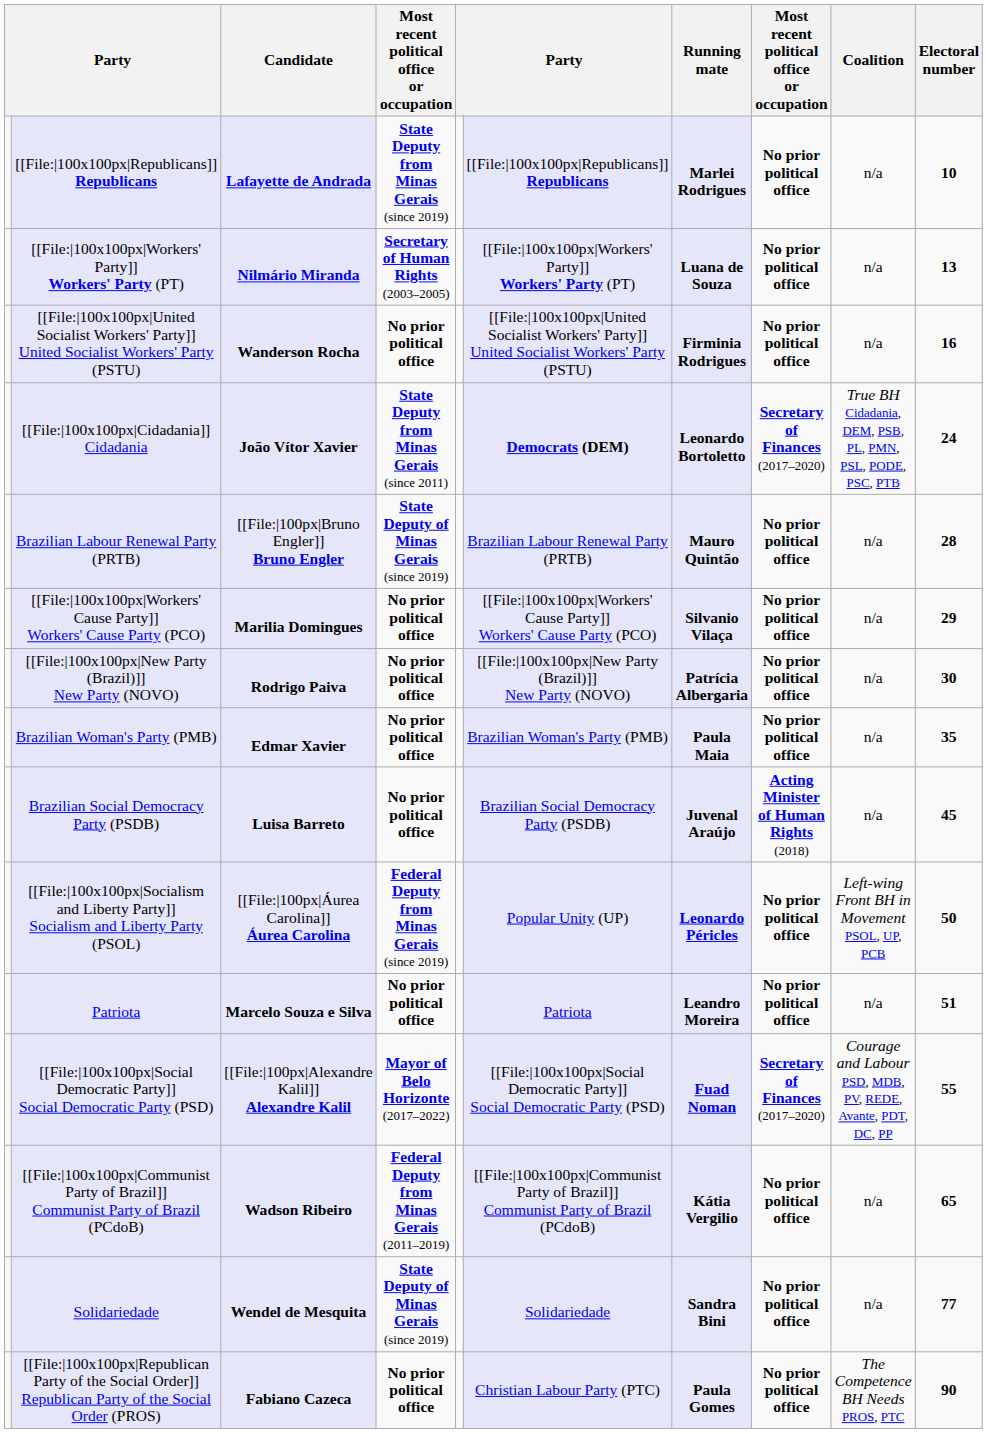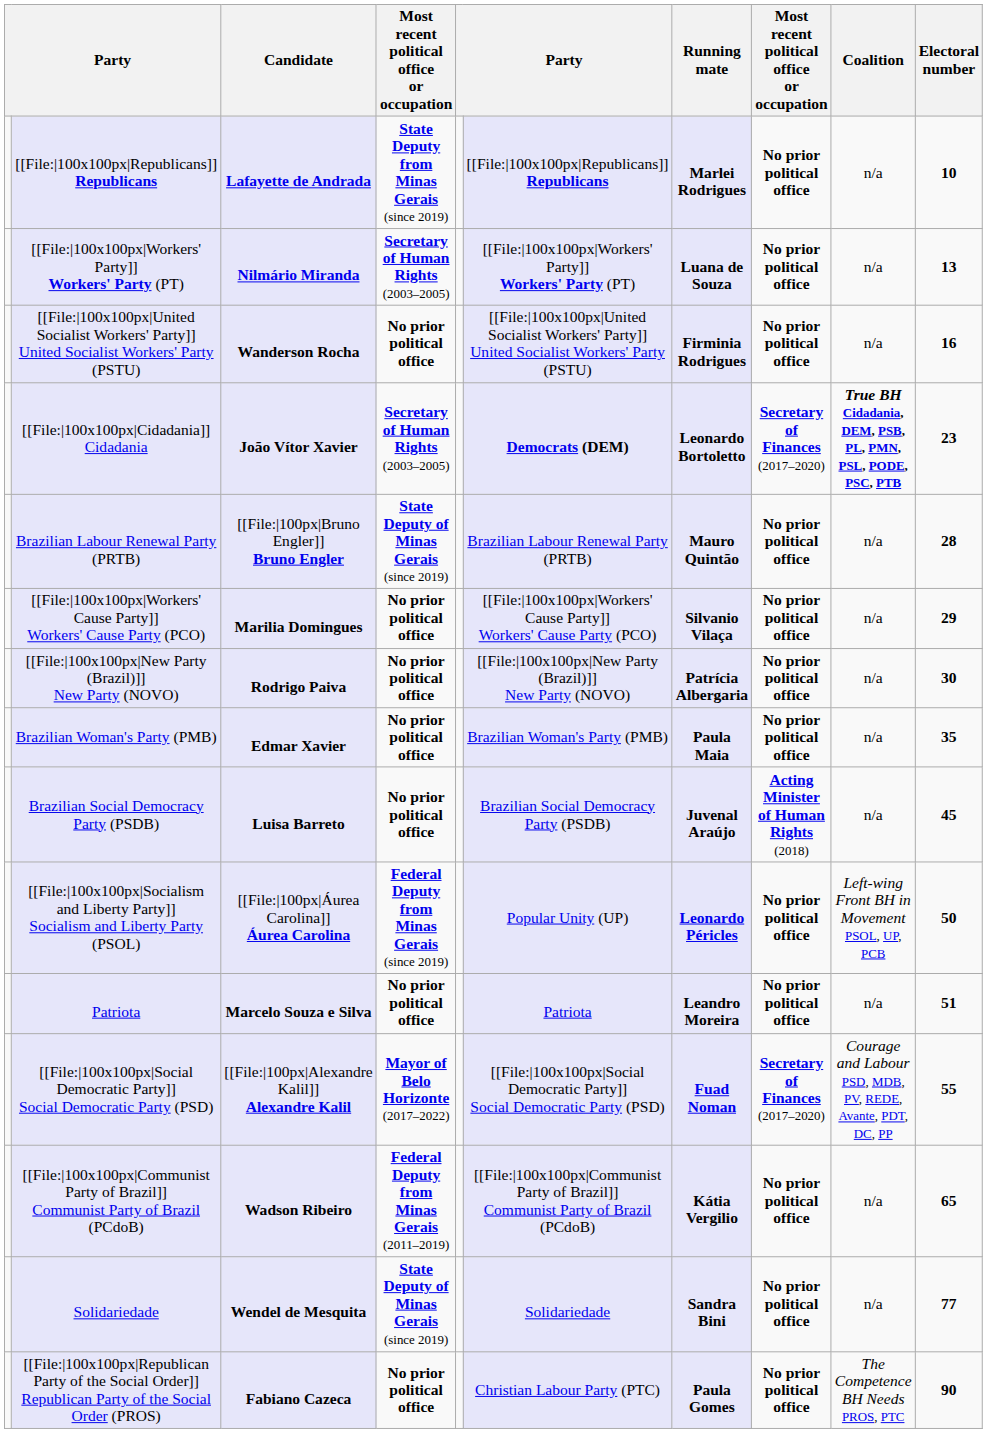(416, 438) State Deputy from Minas Gerais (since 2011) -> (416, 438) Secretary of Human Rights (2003–2005)
(873, 438) normal -> (873, 438) bold
(949, 438) 24 -> (949, 438) 23
